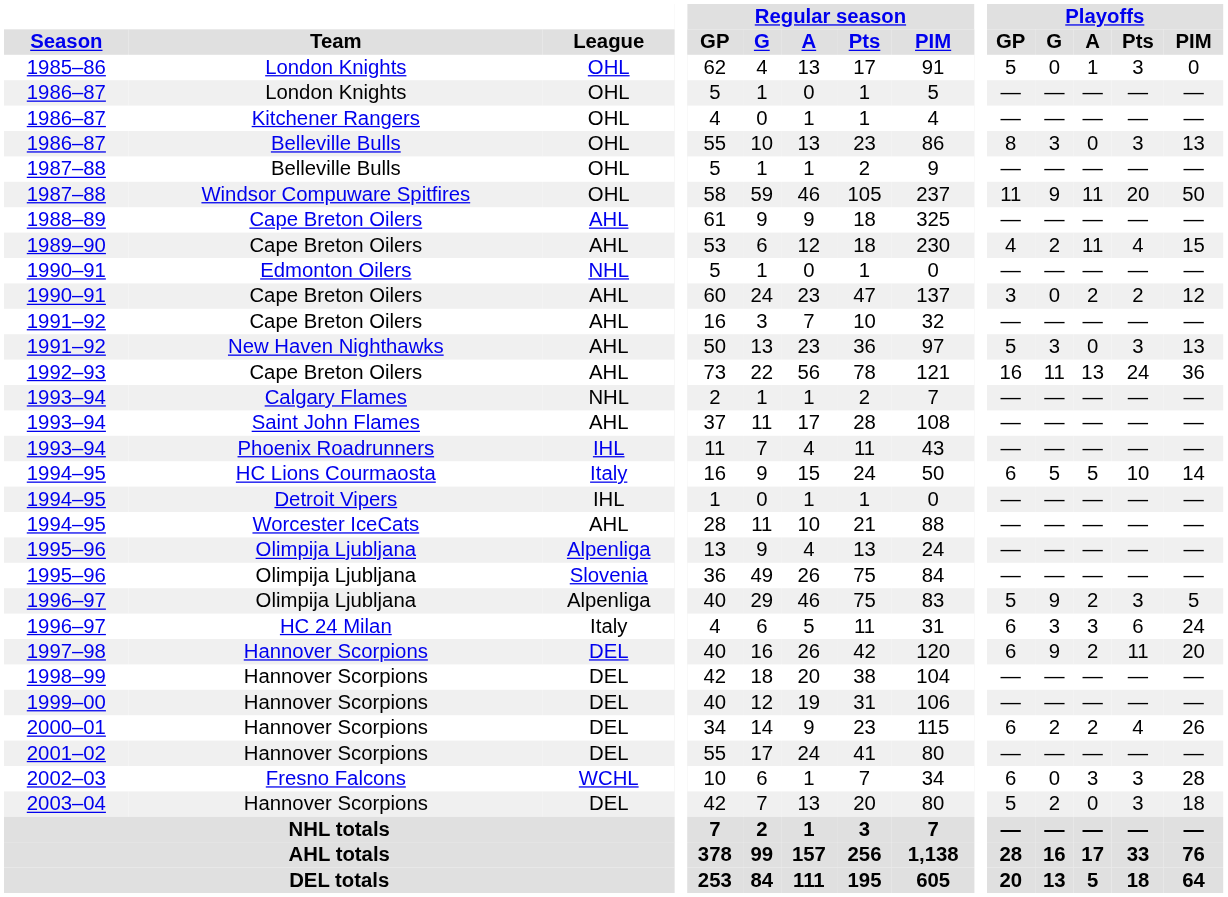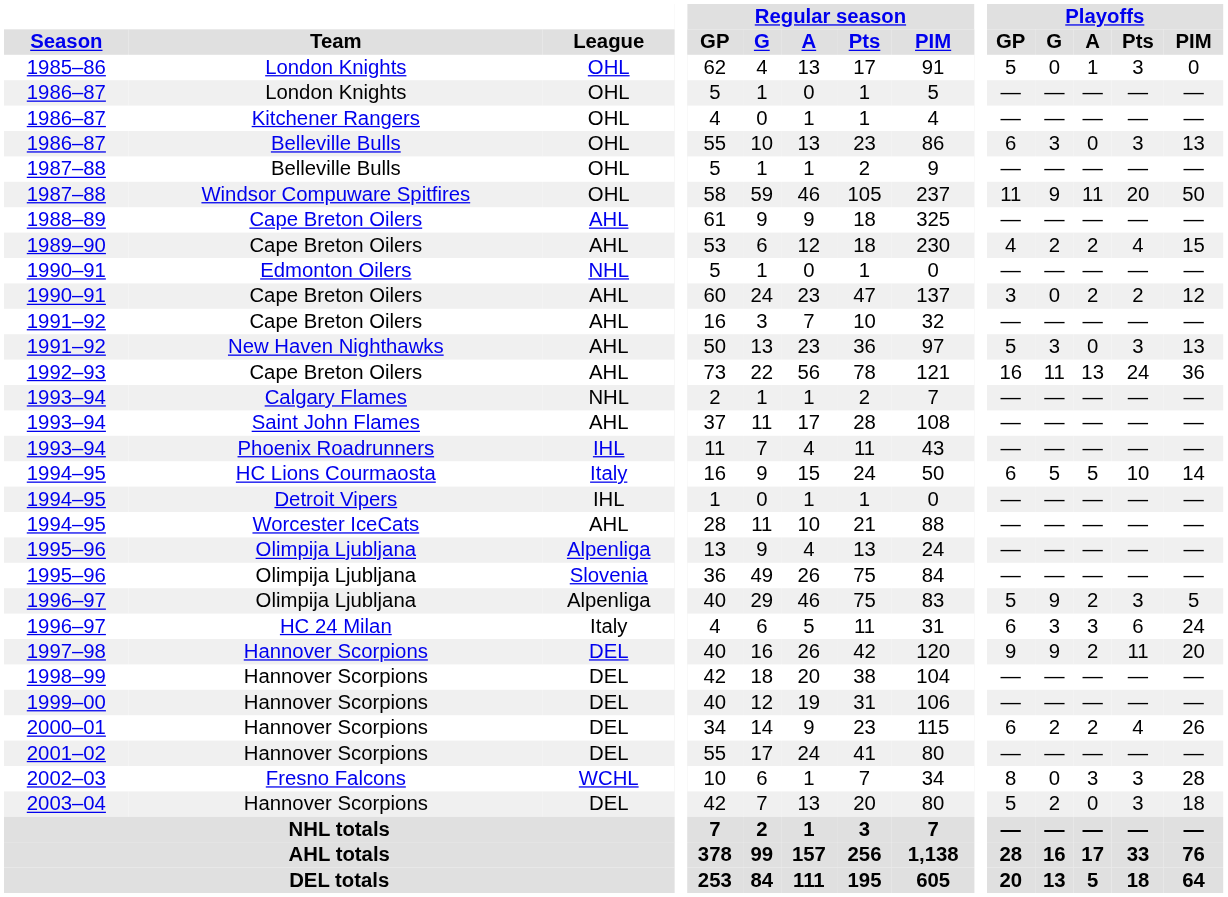(1011, 143) 8 -> (1011, 143) 6
(1093, 245) 11 -> (1093, 245) 2
(1011, 651) 6 -> (1011, 651) 9
(1011, 778) 6 -> (1011, 778) 8
